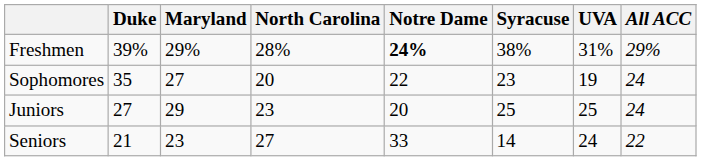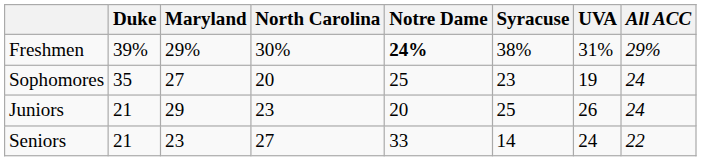(273, 49) 28% -> (273, 49) 30%
(399, 79) 22 -> (399, 79) 25
(122, 110) 27 -> (122, 110) 21
(588, 110) 25 -> (588, 110) 26
